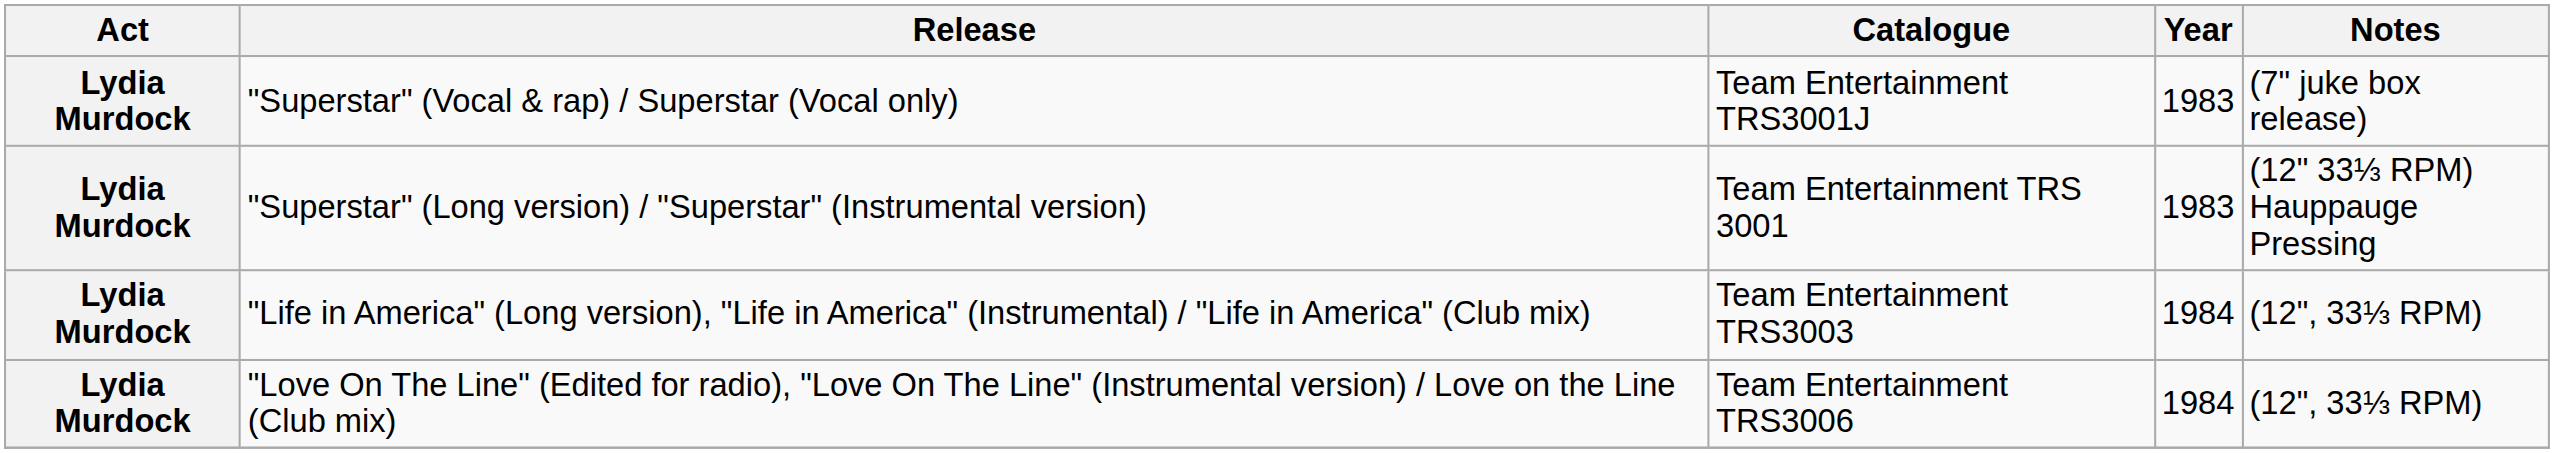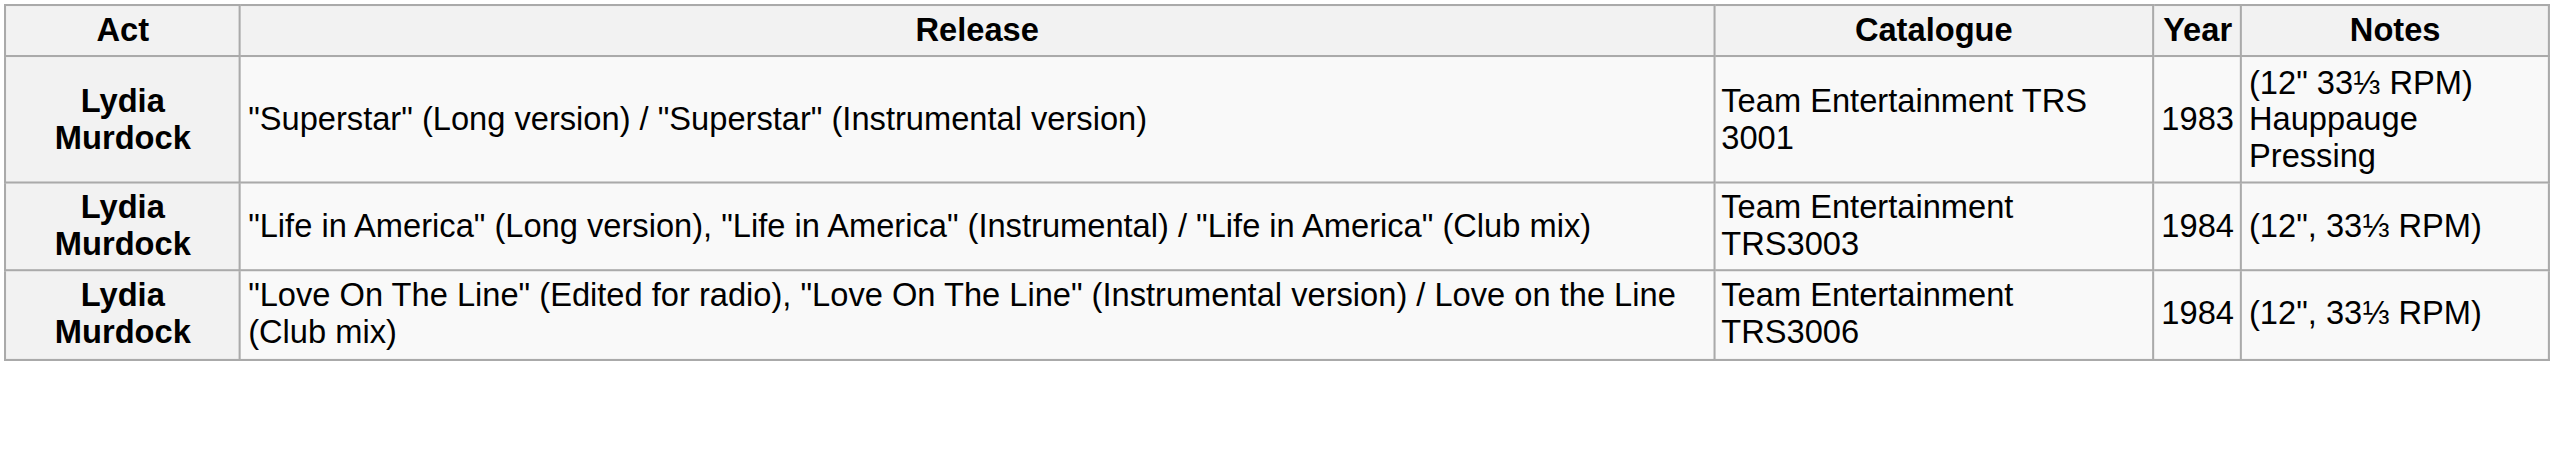- row: (603, 100)
